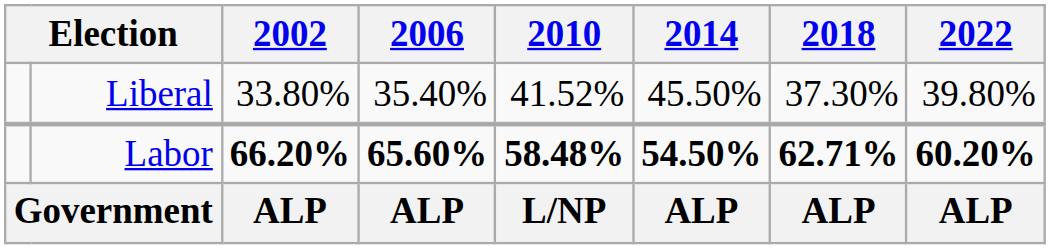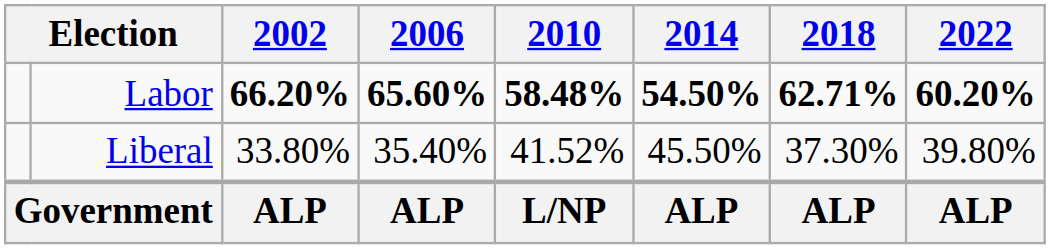rows swapped: (169, 153) <-> (159, 92)
